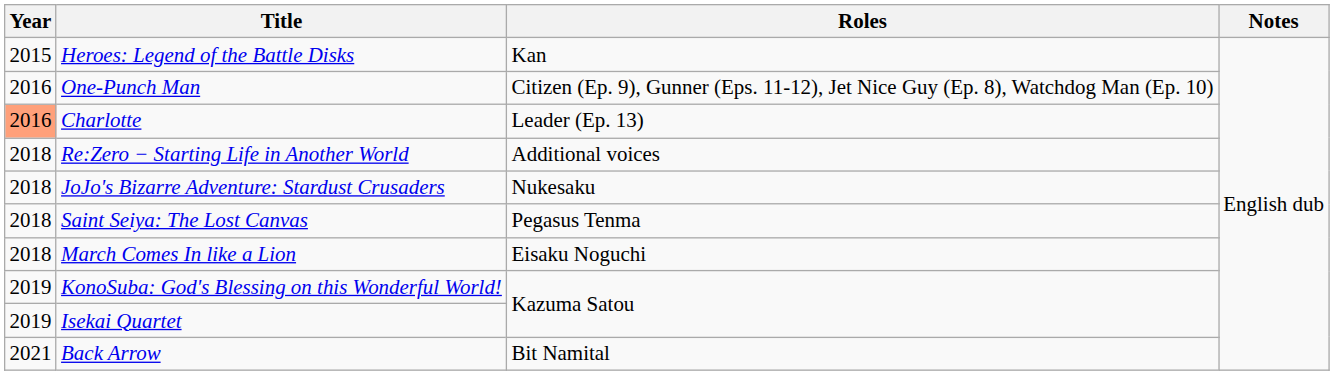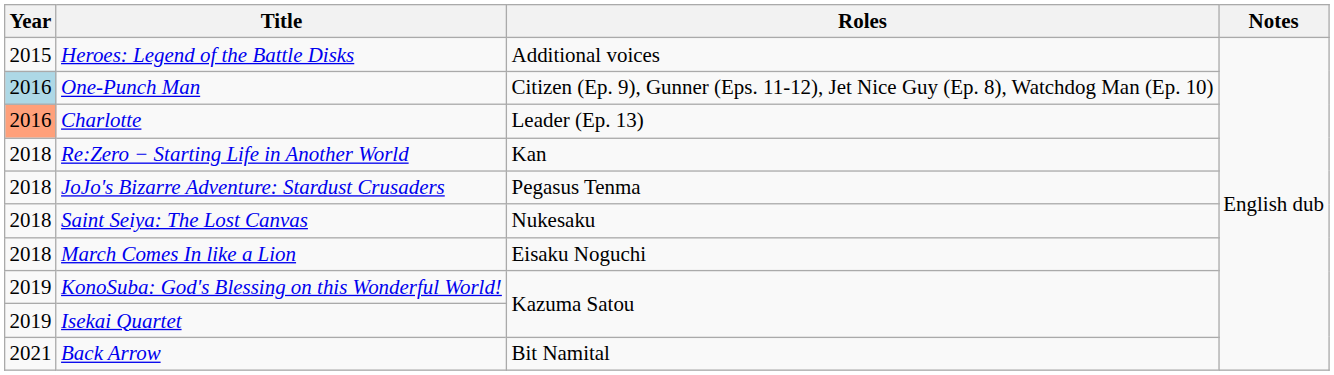(529, 54) Kan -> (586, 54) Additional voices
(30, 87) no background -> (30, 87) lightblue background
(586, 154) Additional voices -> (529, 154) Kan
(553, 187) Nukesaku -> (576, 187) Pegasus Tenma
(576, 220) Pegasus Tenma -> (553, 220) Nukesaku
